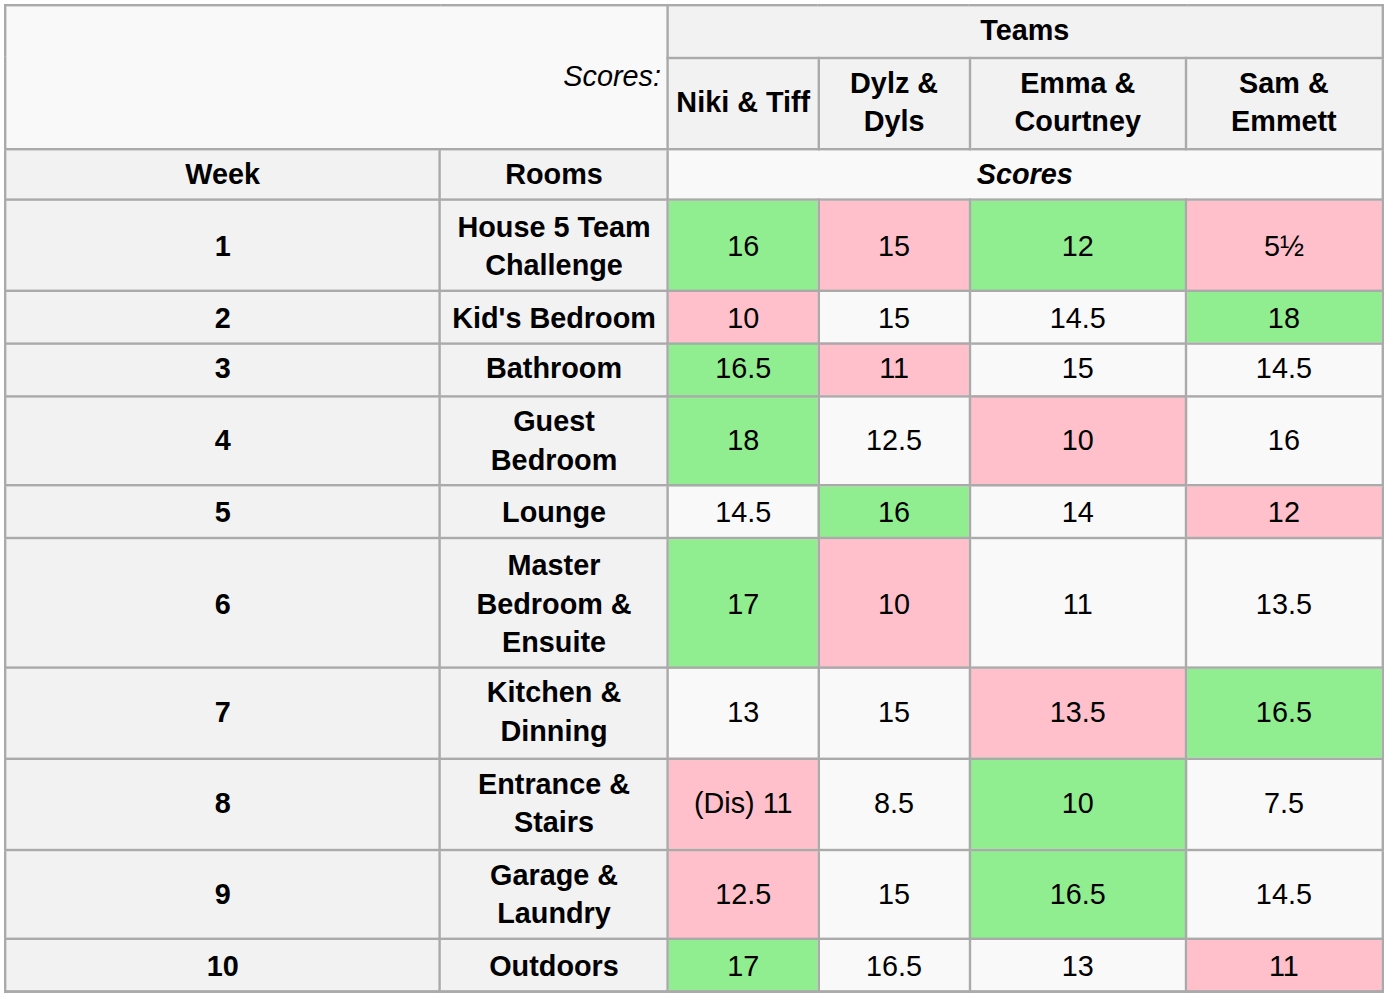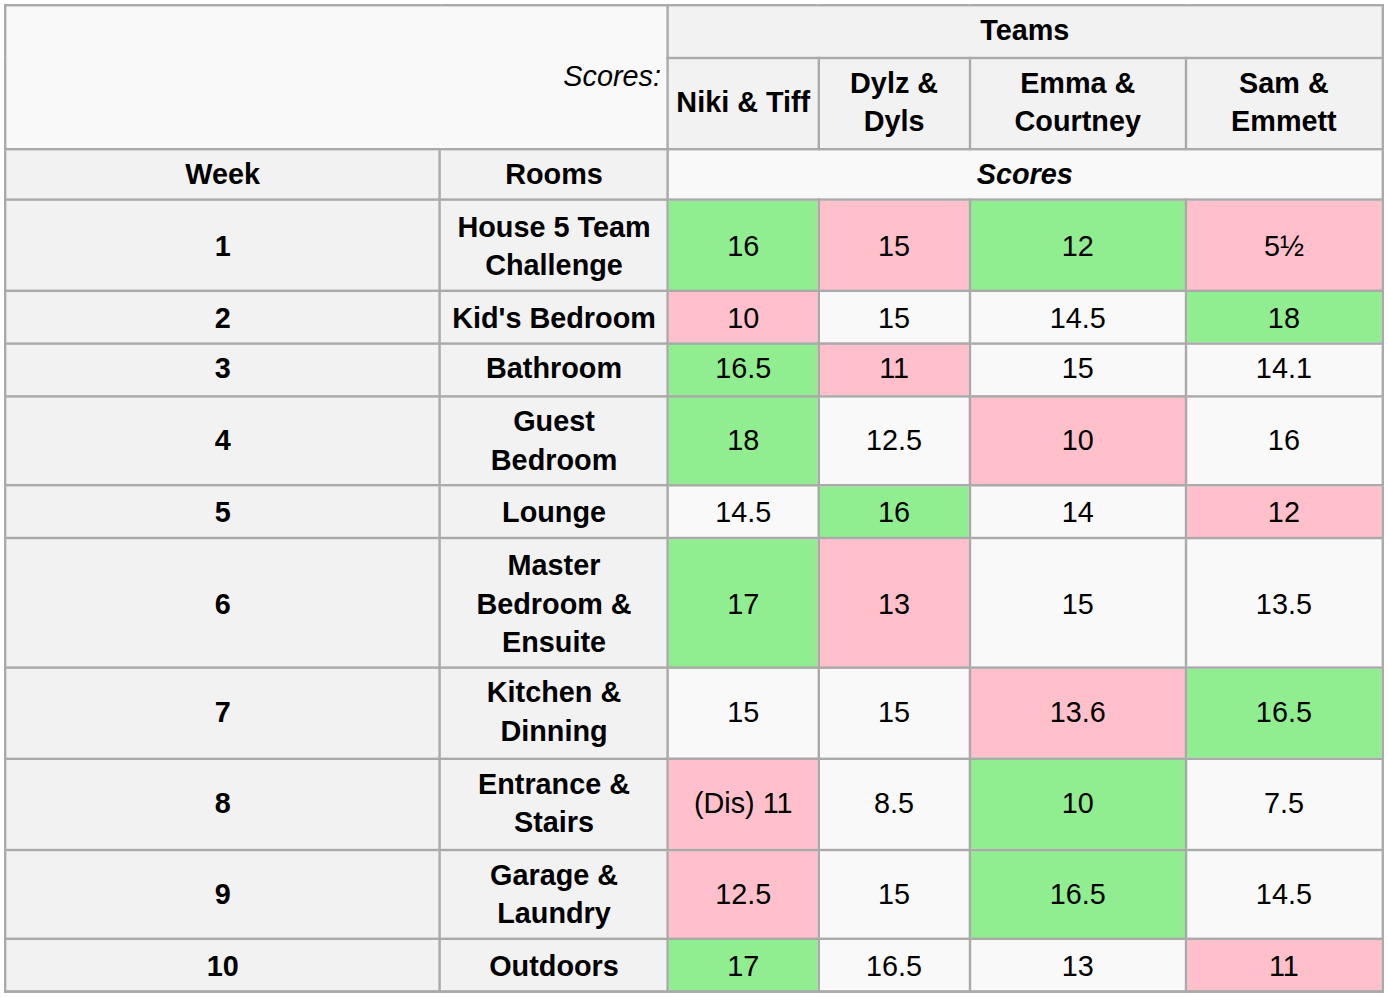(1284, 370) 14.5 -> (1284, 370) 14.1
(894, 603) 10 -> (894, 603) 13
(1078, 603) 11 -> (1078, 603) 15
(743, 713) 13 -> (743, 713) 15
(1078, 713) 13.5 -> (1078, 713) 13.6
